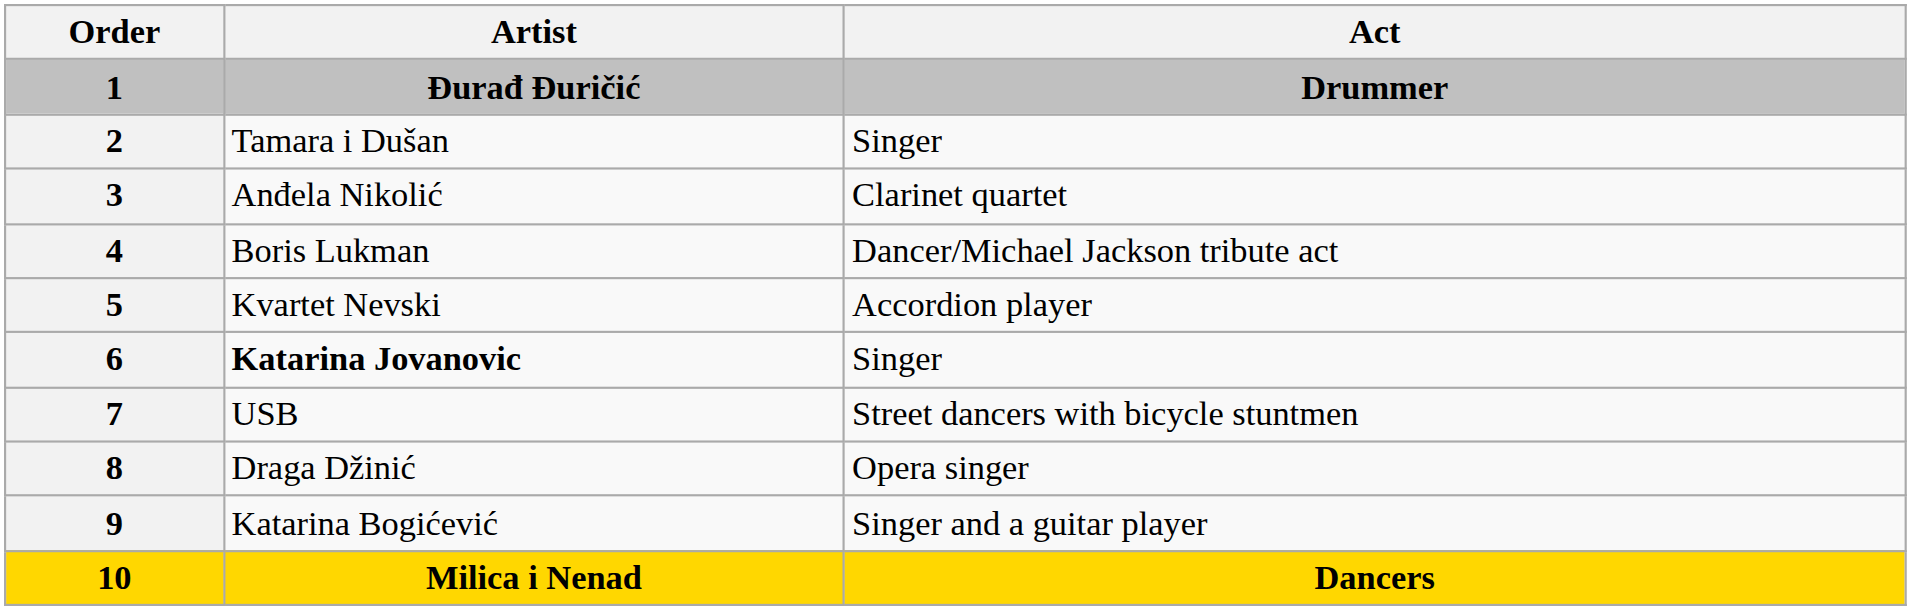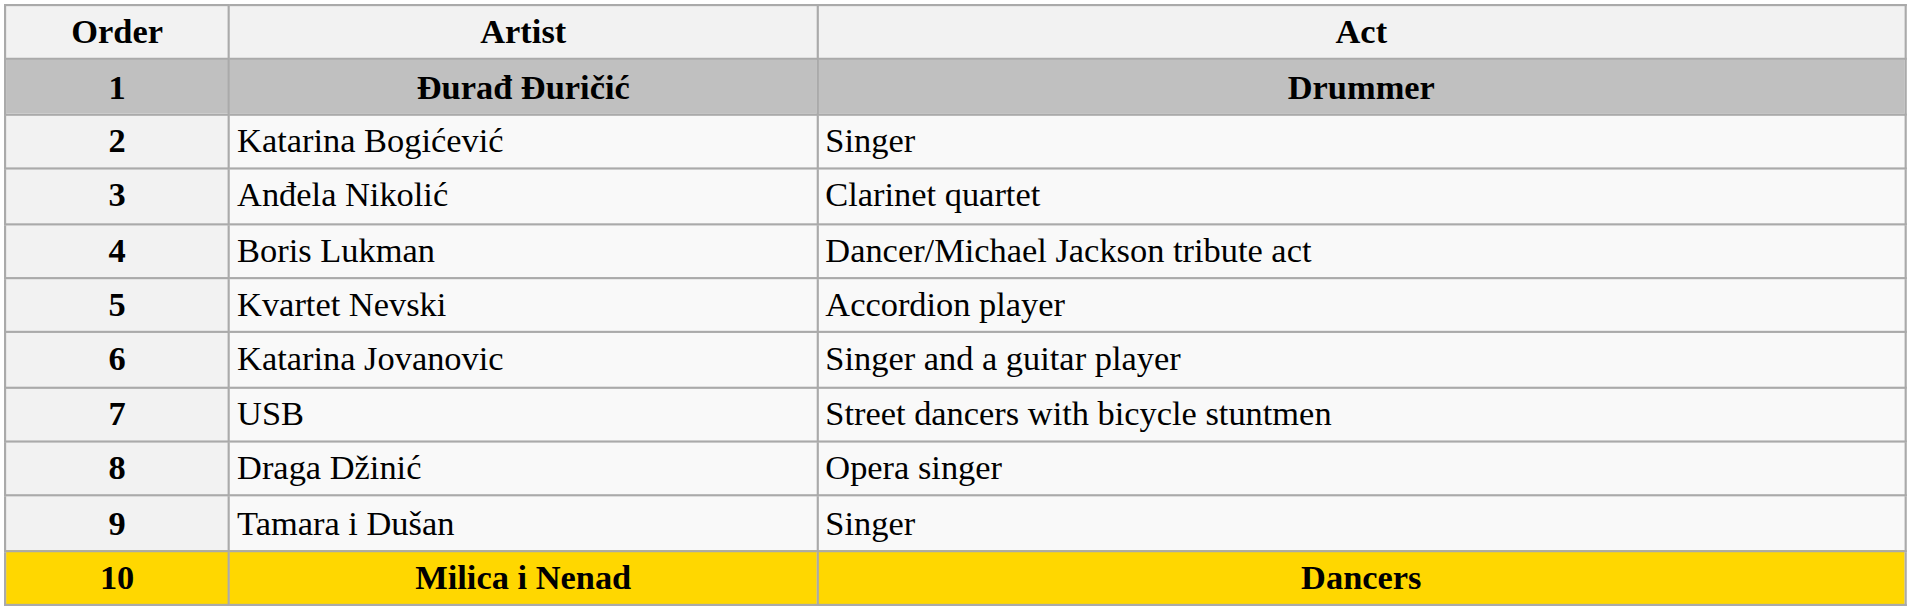(340, 140) Tamara i Dušan -> (370, 140) Katarina Bogićević
(376, 359) bold -> (370, 359) normal
(897, 359) Singer -> (1003, 359) Singer and a guitar player
(365, 522) Katarina Bogićević -> (346, 522) Tamara i Dušan
(1030, 522) Singer and a guitar player -> (870, 522) Singer
